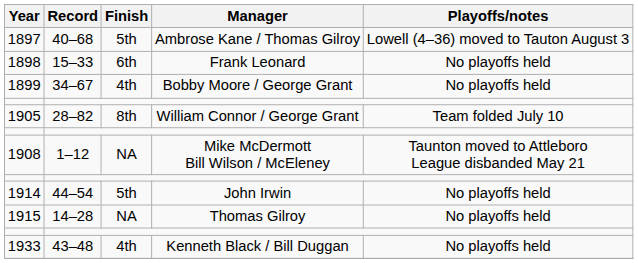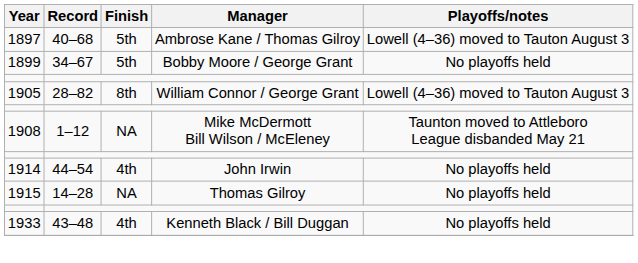- row: (24, 62)
(127, 86) 4th -> (127, 62) 5th
(498, 116) Team folded July 10 -> (498, 92) Lowell (4–36) moved to Tauton August 3
(127, 193) 5th -> (127, 169) 4th
